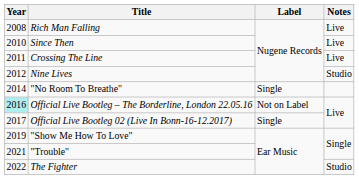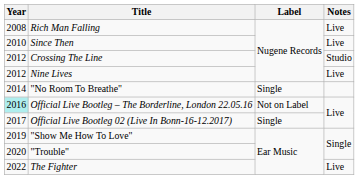(16, 58) 2011 -> (16, 58) 2012
(335, 58) Live -> (339, 58) Studio
(339, 74) Studio -> (335, 74) Live
(16, 151) 2021 -> (16, 151) 2020
(339, 167) Studio -> (335, 167) Live
